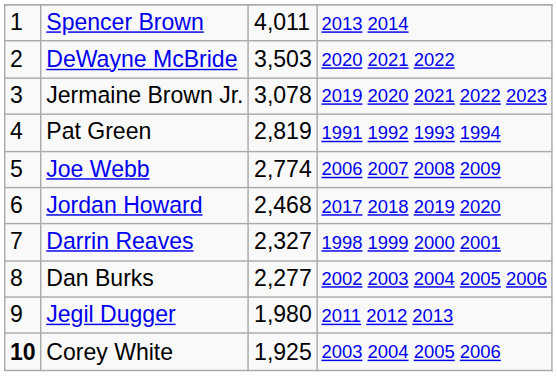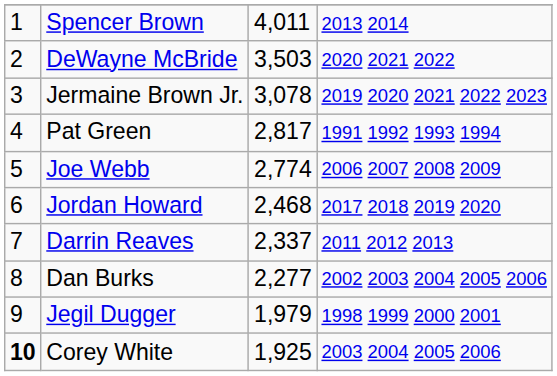(283, 132) 2,819 -> (283, 132) 2,817
(283, 242) 2,327 -> (283, 242) 2,337
(411, 242) 1998 1999 2000 2001 -> (387, 242) 2011 2012 2013
(283, 315) 1,980 -> (283, 315) 1,979
(387, 315) 2011 2012 2013 -> (411, 315) 1998 1999 2000 2001
